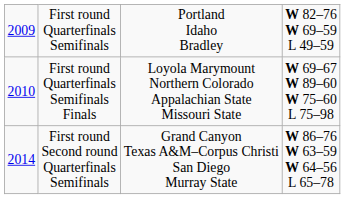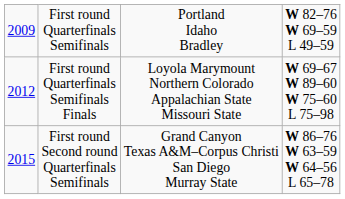(21, 91) 2010 -> (21, 91) 2012
(21, 159) 2014 -> (21, 159) 2015
